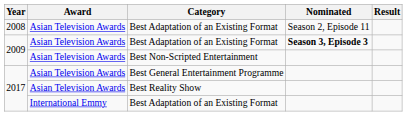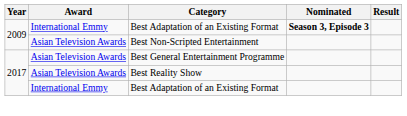- row: (16, 27)
(78, 42) Asian Television Awards -> (69, 27) International Emmy
